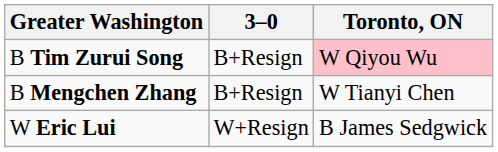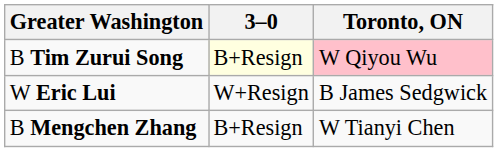(258, 57) no background -> (258, 57) lightyellow background
rows swapped: (63, 127) <-> (103, 92)
